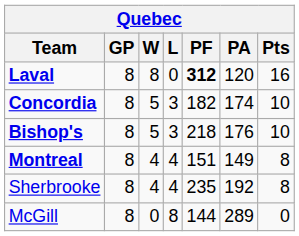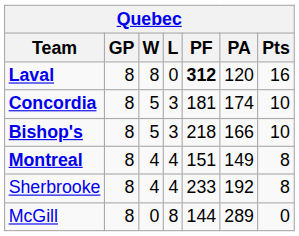(201, 103) 182 -> (201, 103) 181
(239, 132) 176 -> (239, 132) 166
(201, 188) 235 -> (201, 188) 233
